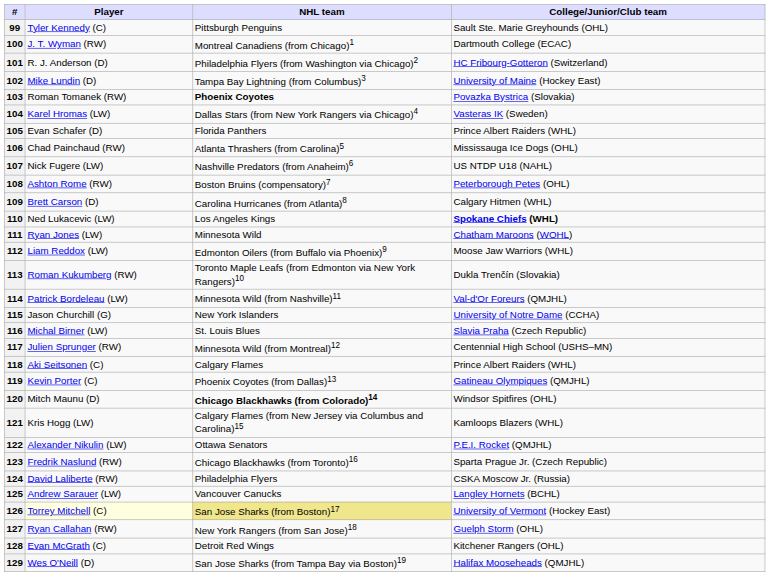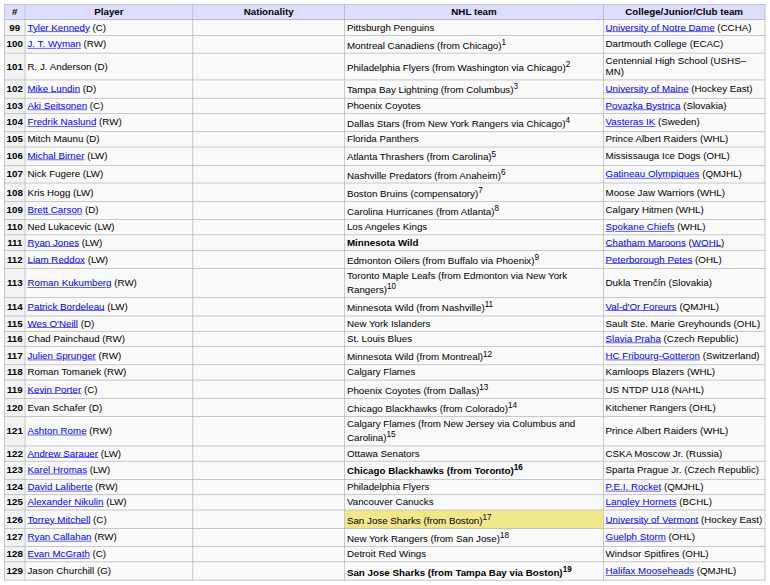+ column: (269, 12)
(531, 27) Sault Ste. Marie Greyhounds (OHL) -> (679, 27) University of Notre Dame (CCHA)
(530, 62) HC Fribourg-Gotteron (Switzerland) -> (676, 66) Centennial High School (USHS–MN)
(77, 97) Roman Tomanek (RW) -> (65, 105) Aki Seitsonen (C)
(234, 97) bold -> (384, 105) normal
(69, 114) Karel Hromas (LW) -> (75, 122) Fredrik Naslund (RW)
(65, 131) Evan Schafer (D) -> (64, 139) Mitch Maunu (D)
(76, 147) Chad Painchaud (RW) -> (68, 156) Michal Birner (LW)
(503, 166) US NTDP U18 (NAHL) -> (674, 174) Gatineau Olympiques (QMJHL)
(70, 184) Ashton Rome (RW) -> (60, 192) Kris Hogg (LW)
(511, 184) Peterborough Petes (OHL) -> (665, 192) Moose Jaw Warriors (WHL)
(506, 219) bold -> (655, 227) normal
(228, 234) normal -> (383, 242) bold
(513, 251) Moose Jaw Warriors (WHL) -> (664, 259) Peterborough Petes (OHL)
(69, 315) Jason Churchill (G) -> (61, 323) Wes O'Neill (D)
(526, 315) University of Notre Dame (CCHA) -> (683, 323) Sault Ste. Marie Greyhounds (OHL)
(68, 330) Michal Birner (LW) -> (76, 339) Chad Painchaud (RW)
(533, 347) Centennial High School (USHS–MN) -> (683, 356) HC Fribourg-Gotteron (Switzerland)
(65, 364) Aki Seitsonen (C) -> (77, 372) Roman Tomanek (RW)
(515, 364) Prince Albert Raiders (WHL) -> (660, 372) Kamloops Blazers (WHL)
(522, 381) Gatineau Olympiques (QMJHL) -> (655, 389) US NTDP U18 (NAHL)
(64, 399) Mitch Maunu (D) -> (65, 407) Evan Schafer (D)
(286, 399) bold -> (432, 407) normal
(505, 399) Windsor Spitfires (OHL) -> (661, 407) Kitchener Rangers (OHL)
(60, 422) Kris Hogg (LW) -> (70, 431) Ashton Rome (RW)
(508, 422) Kamloops Blazers (WHL) -> (667, 431) Prince Albert Raiders (WHL)
(77, 445) Alexander Nikulin (LW) -> (74, 453) Andrew Sarauer (LW)
(502, 445) P.E.I. Rocket (QMJHL) -> (664, 453) CSKA Moscow Jr. (Russia)
(75, 462) Fredrik Naslund (RW) -> (69, 470) Karel Hromas (LW)
(276, 462) normal -> (435, 470) bold
(512, 478) CSKA Moscow Jr. (Russia) -> (655, 487) P.E.I. Rocket (QMJHL)
(74, 494) Andrew Sarauer (LW) -> (77, 502) Alexander Nikulin (LW)
(67, 511) lightyellow background -> (67, 519) no background
(508, 546) Kitchener Rangers (OHL) -> (657, 554) Windsor Spitfires (OHL)
(61, 562) Wes O'Neill (D) -> (69, 571) Jason Churchill (G)
(300, 562) normal -> (459, 571) bold
